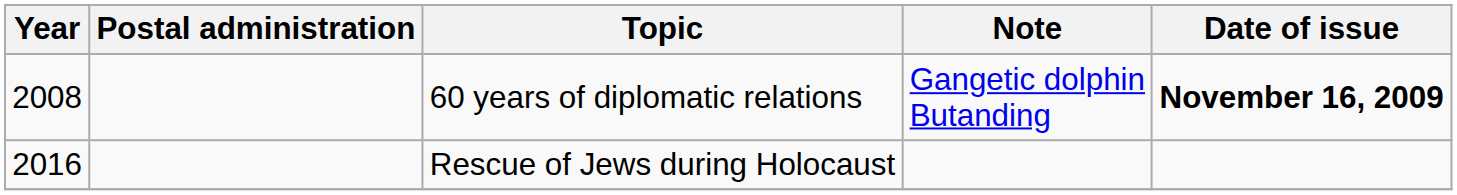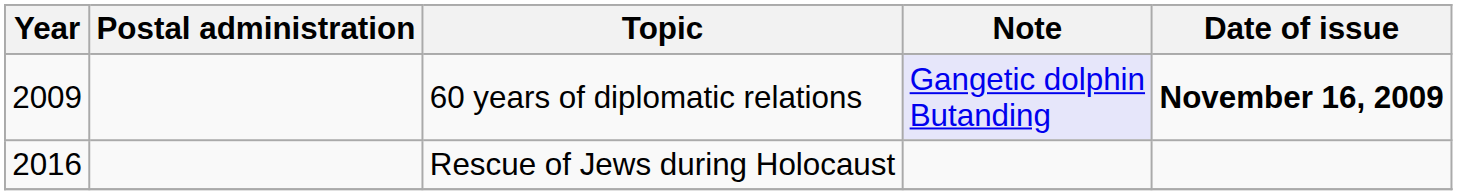(47, 96) 2008 -> (47, 96) 2009
(1027, 96) no background -> (1027, 96) lavender background
